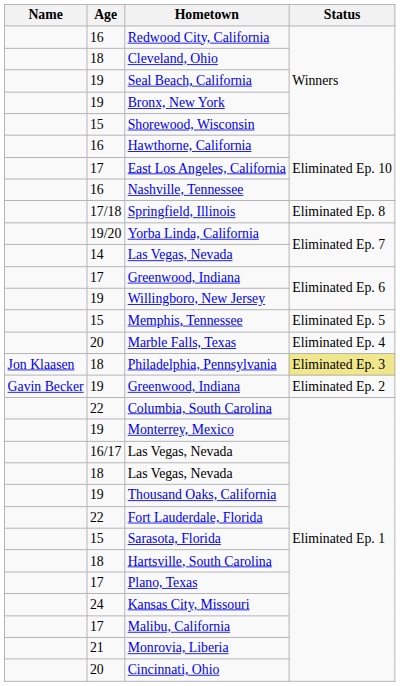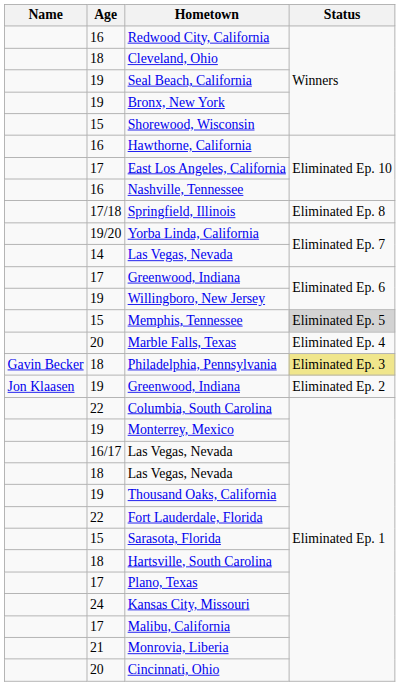(339, 320) no background -> (339, 320) lightgrey background
(41, 364) Jon Klaasen -> (46, 364) Gavin Becker
(46, 386) Gavin Becker -> (41, 386) Jon Klaasen
